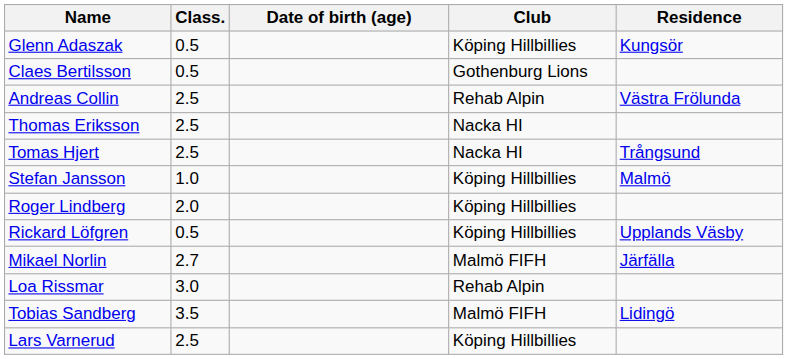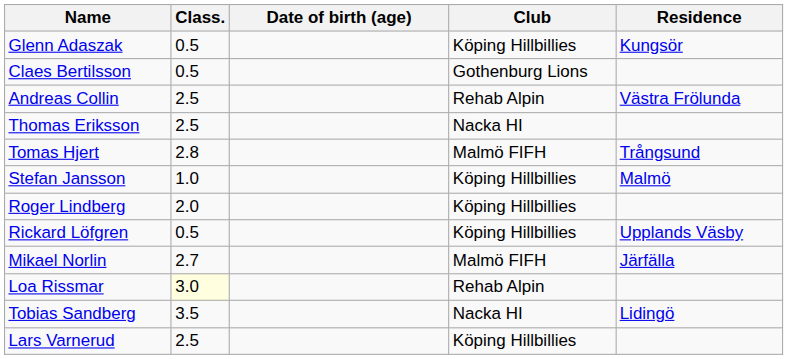(187, 152) 2.5 -> (187, 152) 2.8
(488, 152) Nacka HI -> (500, 152) Malmö FIFH
(187, 286) no background -> (187, 286) lightyellow background
(500, 313) Malmö FIFH -> (488, 313) Nacka HI
